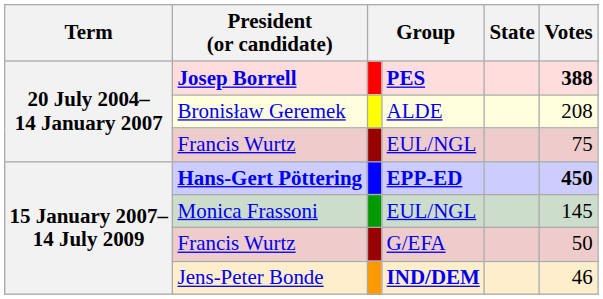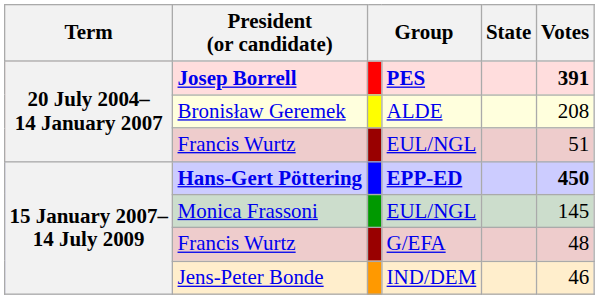(577, 77) 388 -> (573, 77) 391
(582, 144) 75 -> (579, 144) 51
(582, 244) 50 -> (579, 244) 48
(433, 277) bold -> (431, 277) normal
